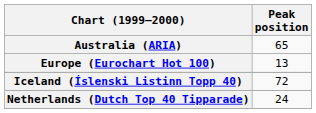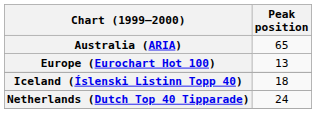(282, 81) 72 -> (282, 81) 18
